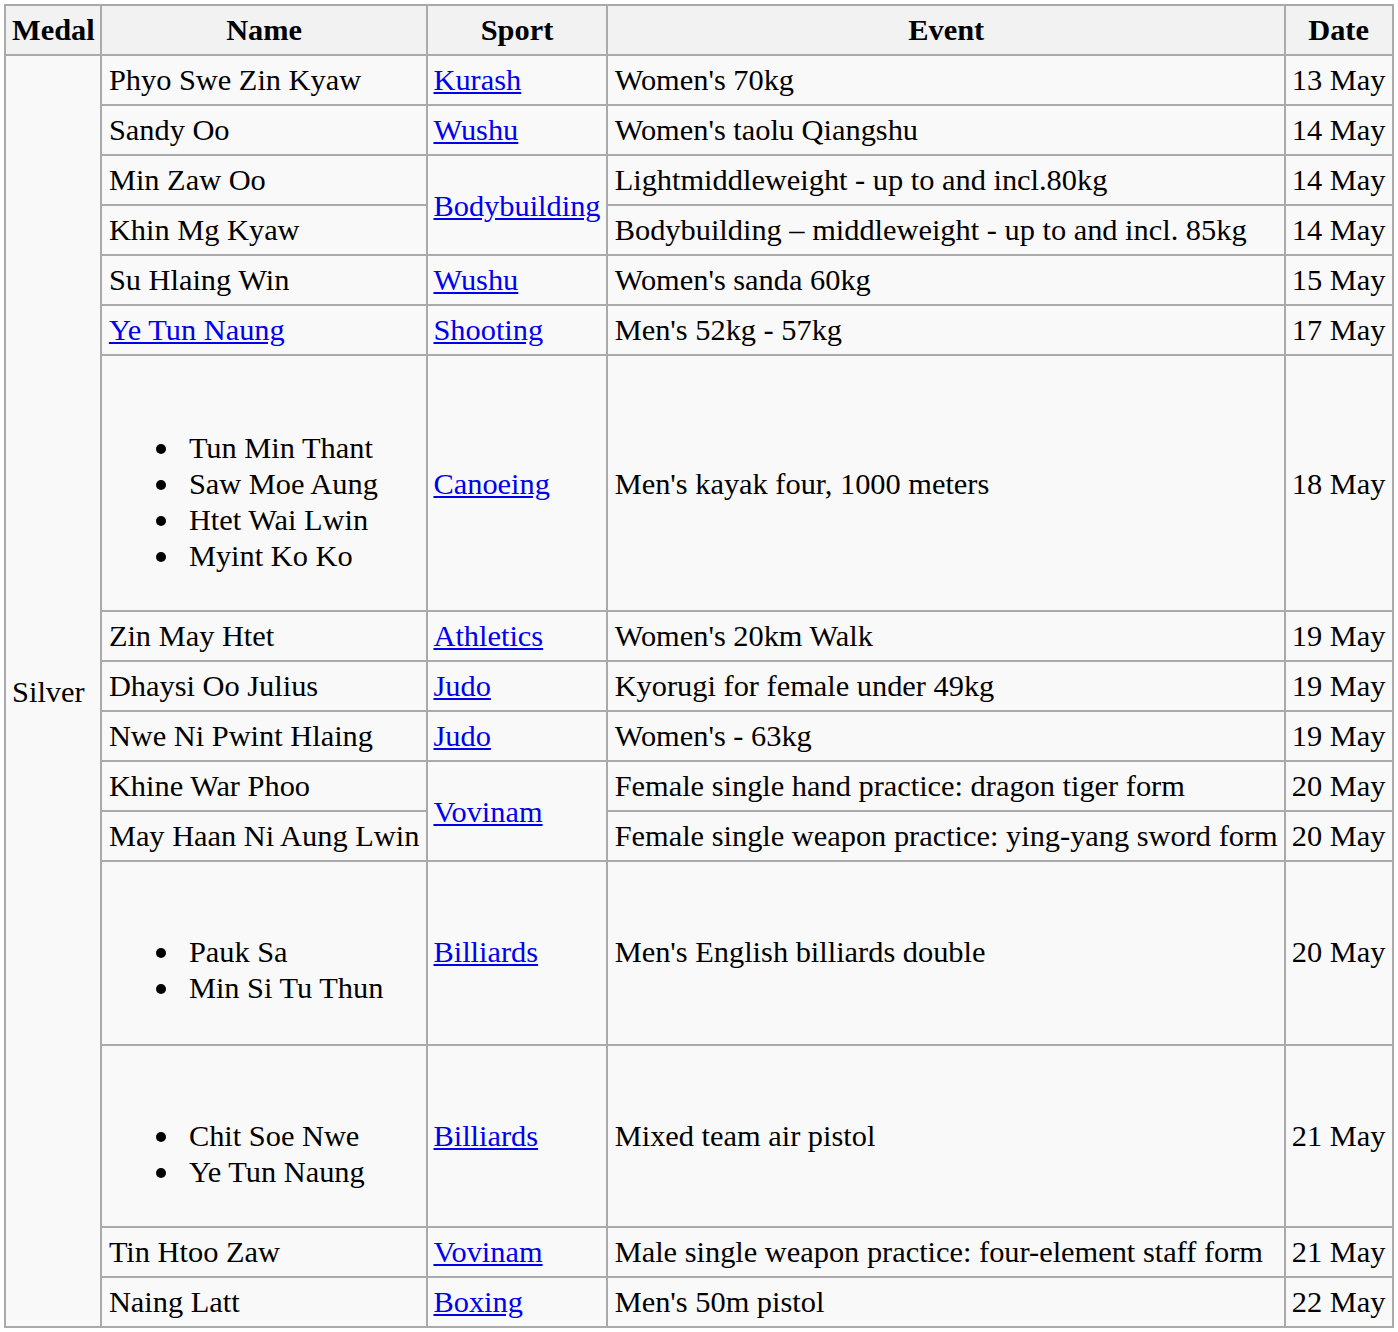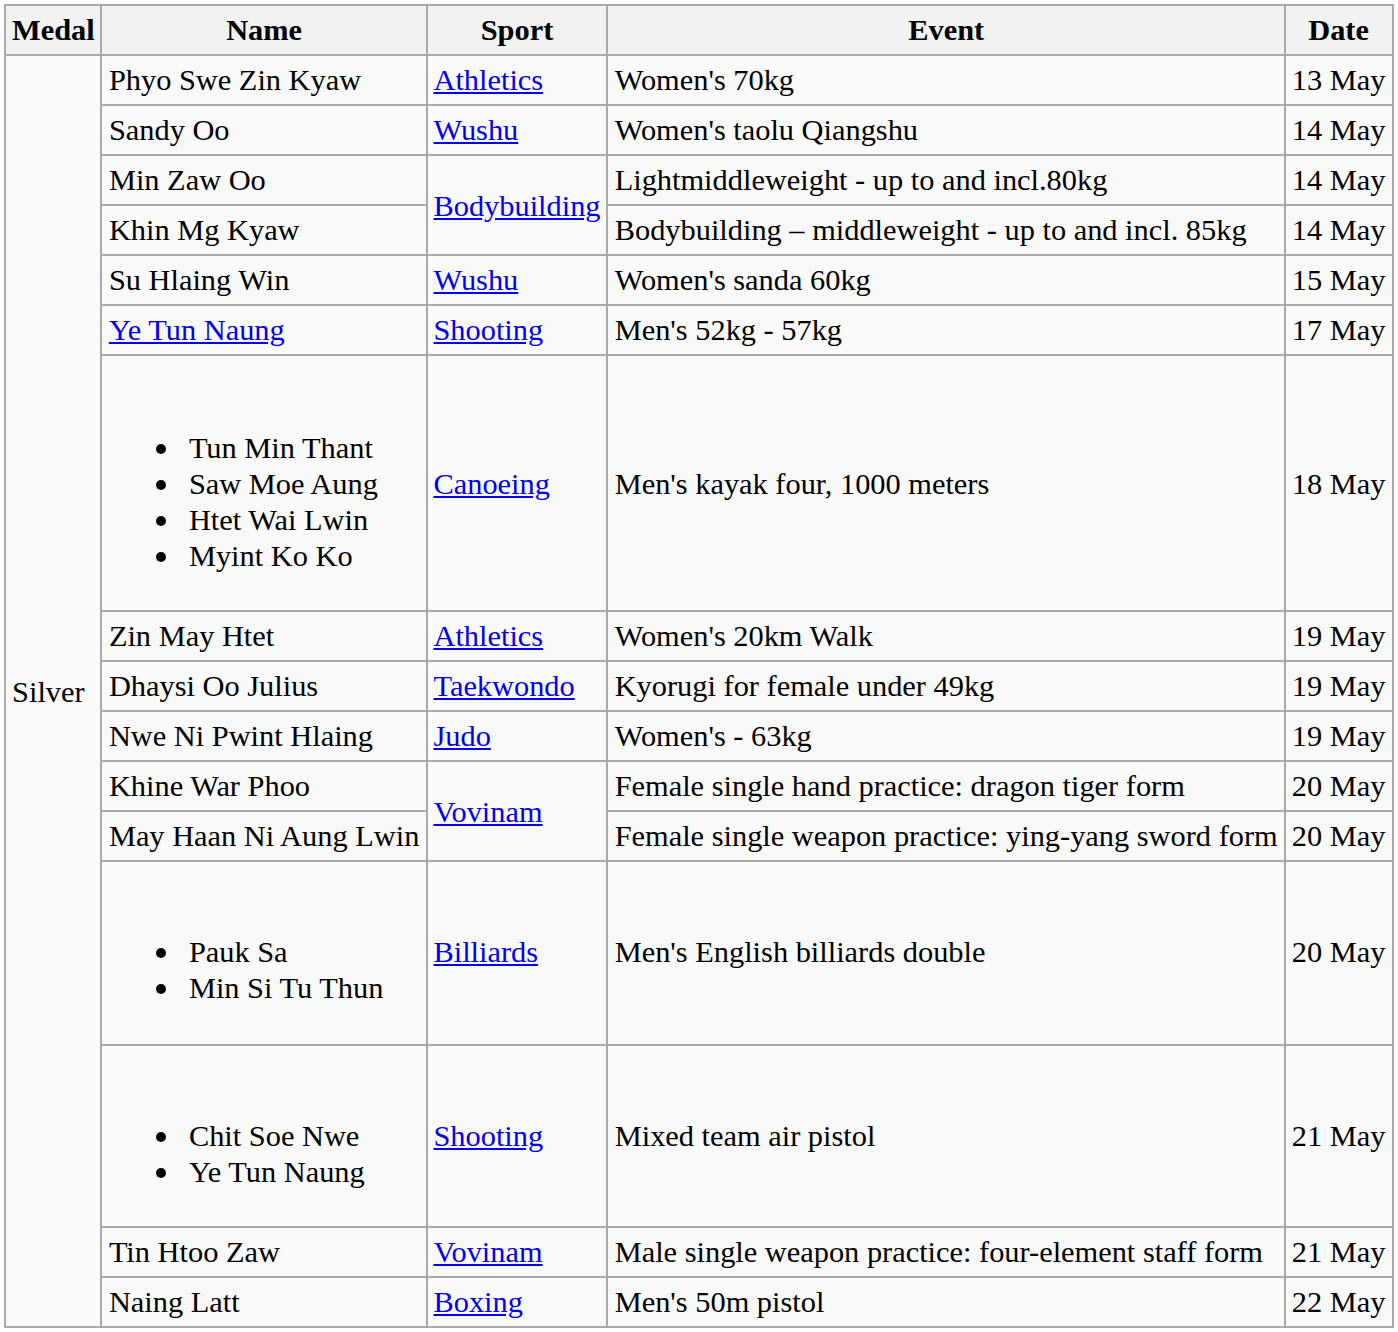(477, 79) Kurash -> (488, 79) Athletics
(462, 685) Judo -> (504, 685) Taekwondo
(486, 1135) Billiards -> (488, 1135) Shooting
